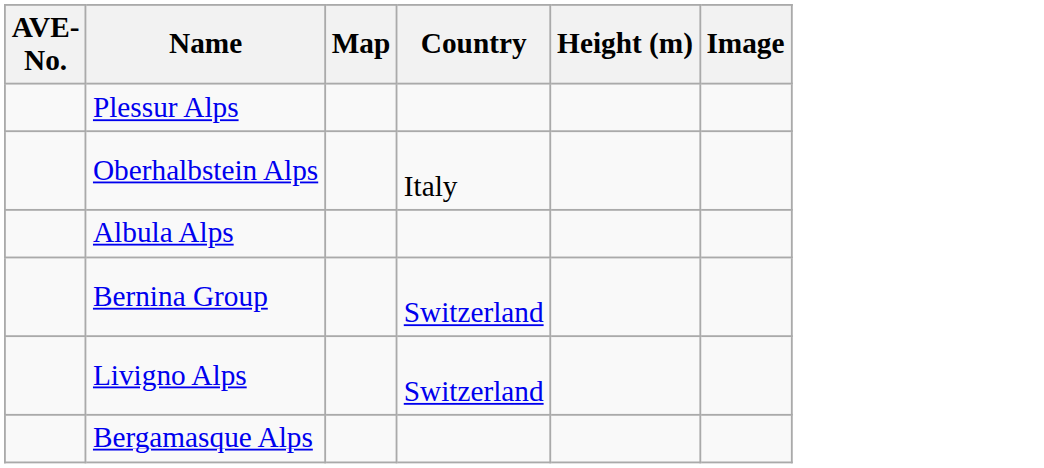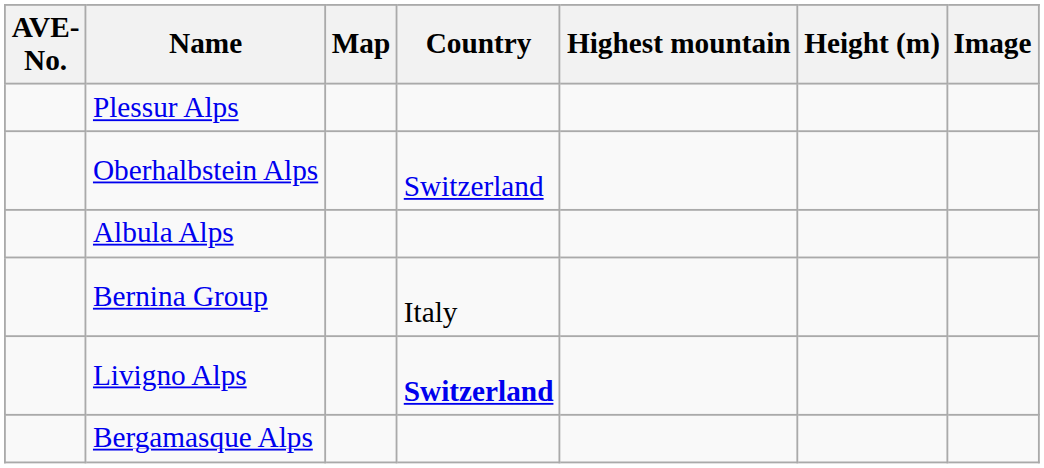+ column: (679, 44)
(431, 186) Italy -> (474, 186) Switzerland
(474, 312) Switzerland -> (431, 312) Italy
(474, 391) normal -> (479, 391) bold
